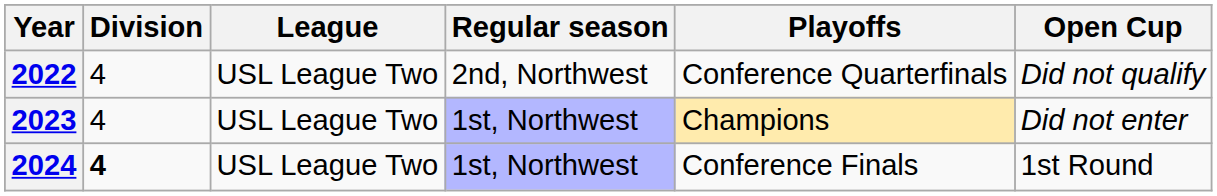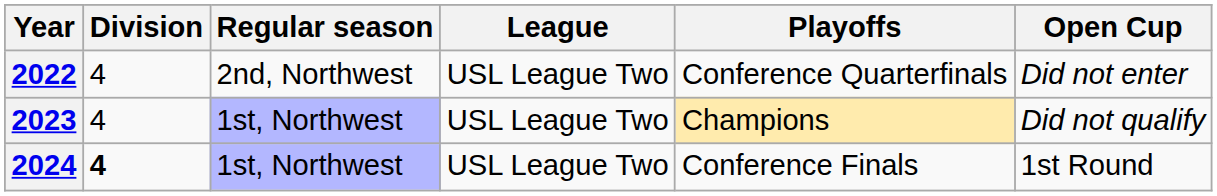columns swapped: (327, 27) <-> (560, 27)
(1113, 73) Did not qualify -> (1104, 73) Did not enter
(1104, 119) Did not enter -> (1113, 119) Did not qualify
